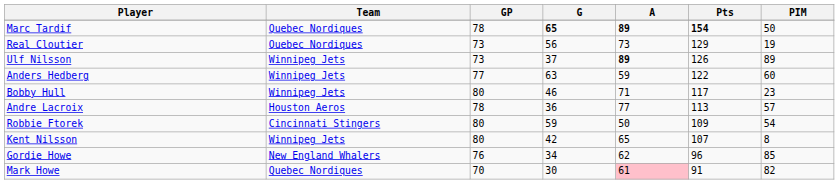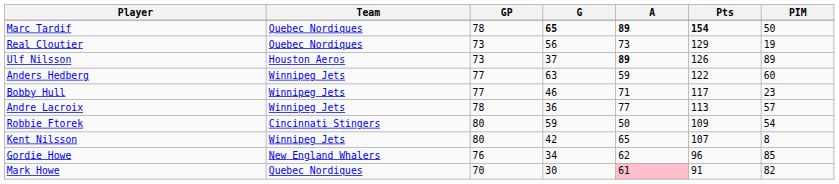(307, 60) Winnipeg Jets -> (307, 60) Houston Aeros
(478, 92) 80 -> (478, 92) 77
(307, 108) Houston Aeros -> (307, 108) Winnipeg Jets
